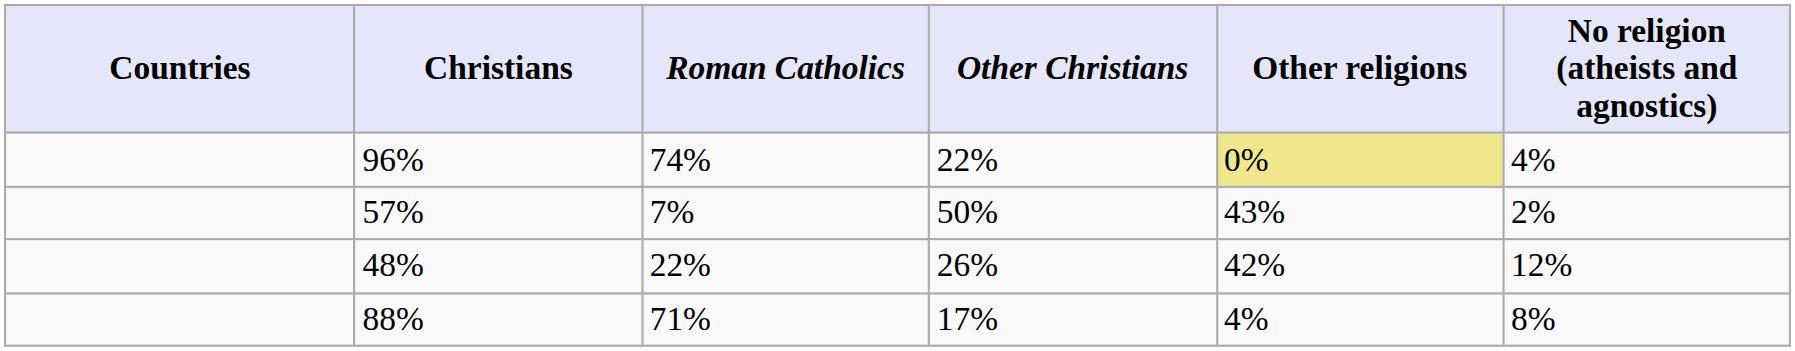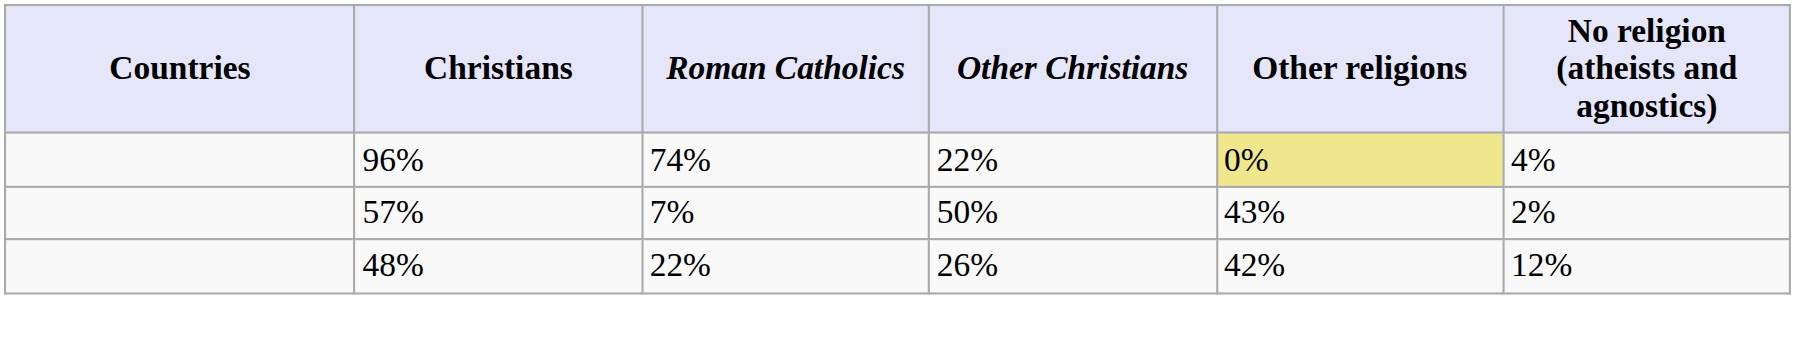- row: (393, 318)
